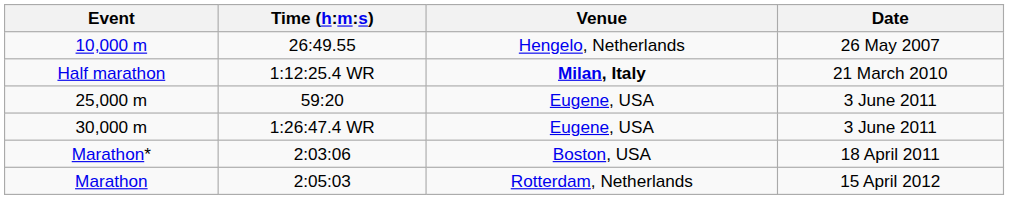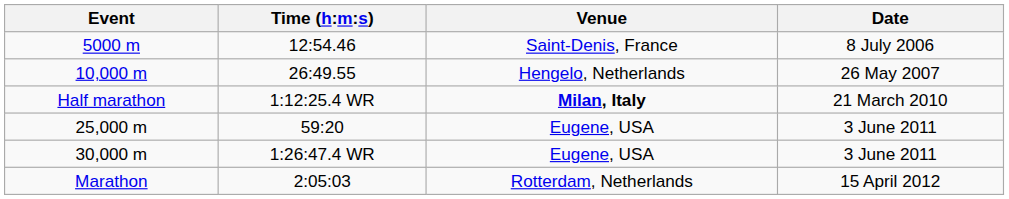+ row: (111, 46)
- row: (111, 154)
